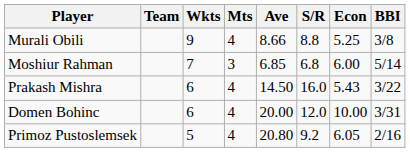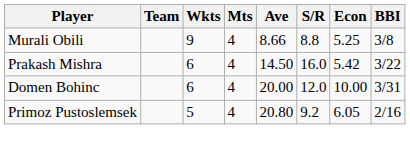- row: (60, 64)
(347, 87) 5.43 -> (347, 64) 5.42
